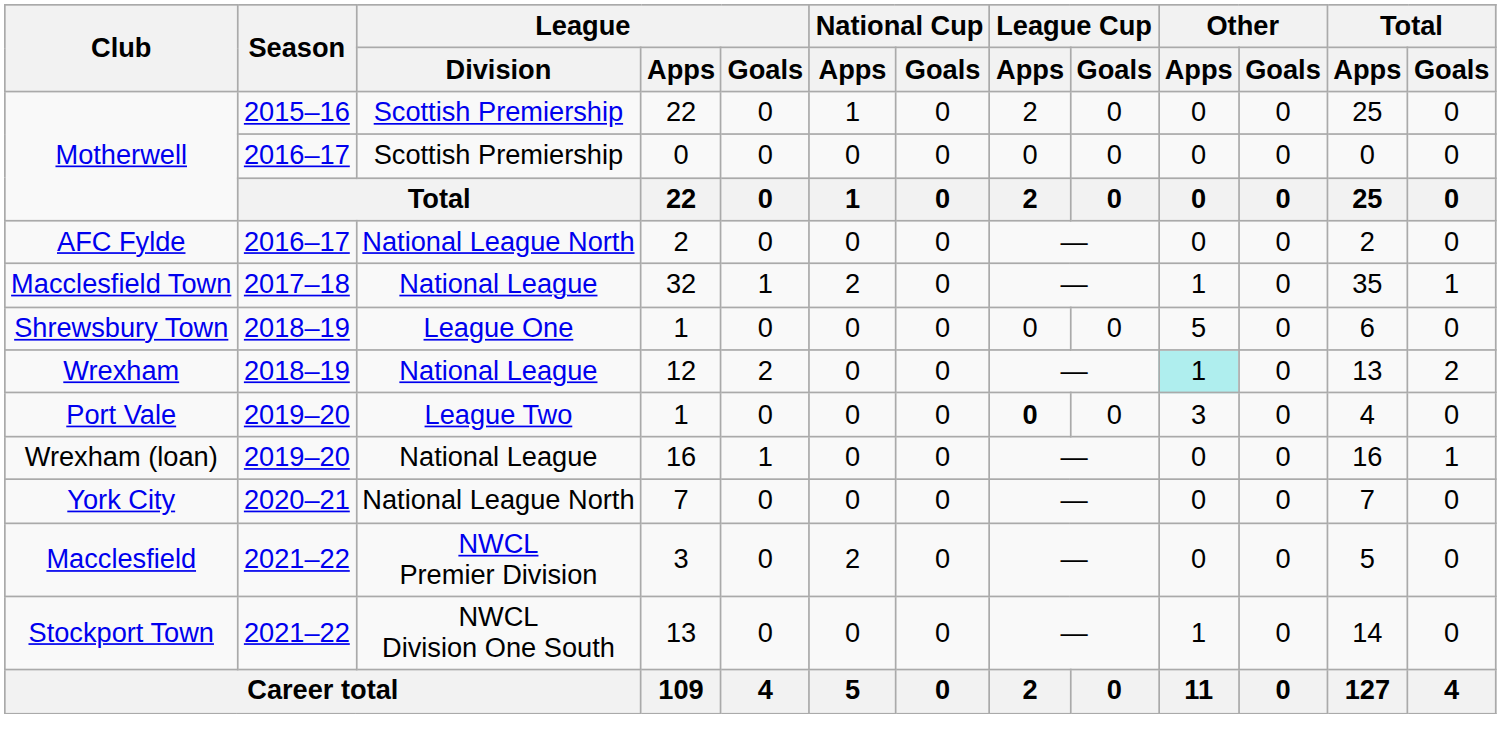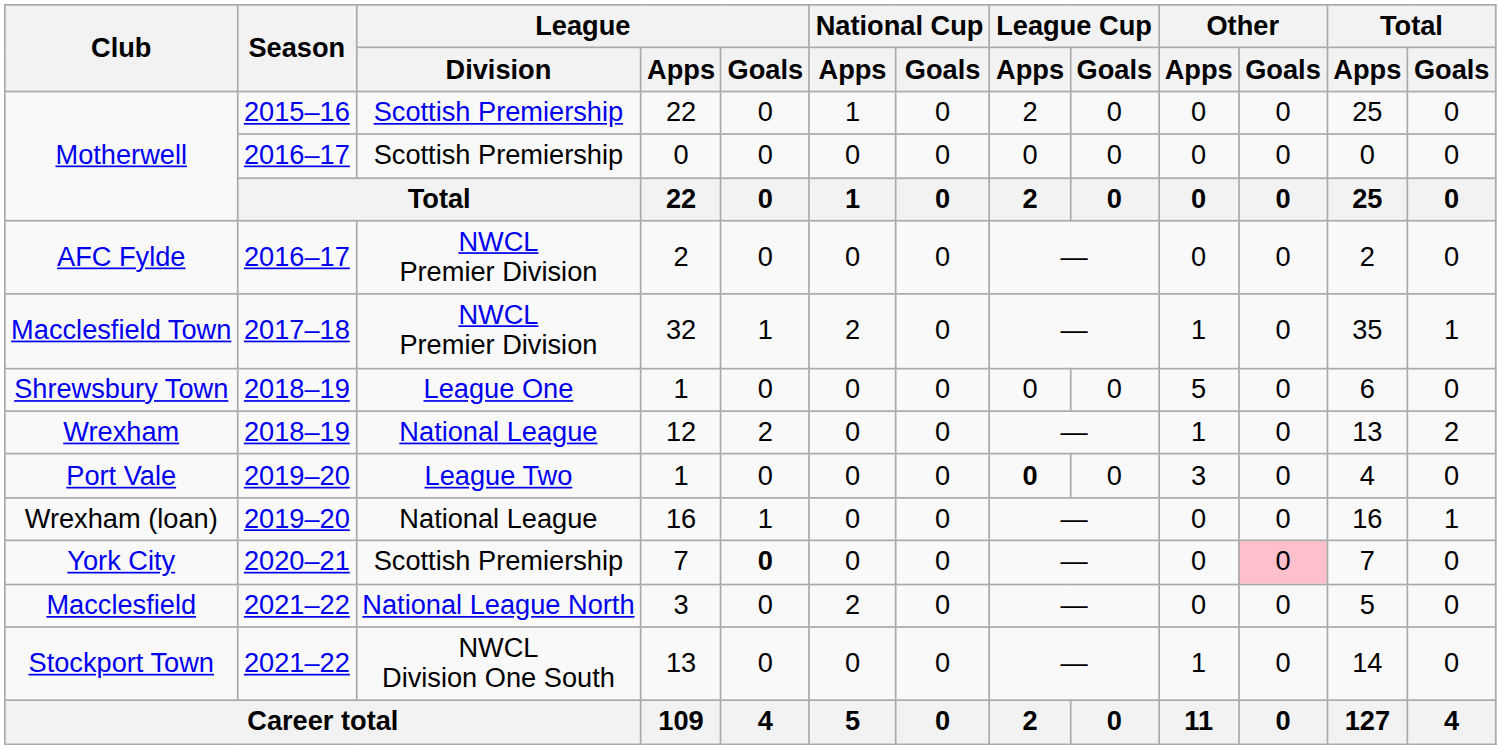(498, 241) National League North -> (498, 257) NWCL Premier Division
(498, 284) National League -> (498, 330) NWCL Premier Division
(1199, 371) paleturquoise background -> (1199, 432) no background
(498, 500) National League North -> (498, 561) Scottish Premiership
(765, 500) normal -> (765, 561) bold
(1283, 500) no background -> (1283, 561) pink background
(498, 559) NWCL Premier Division -> (498, 604) National League North
